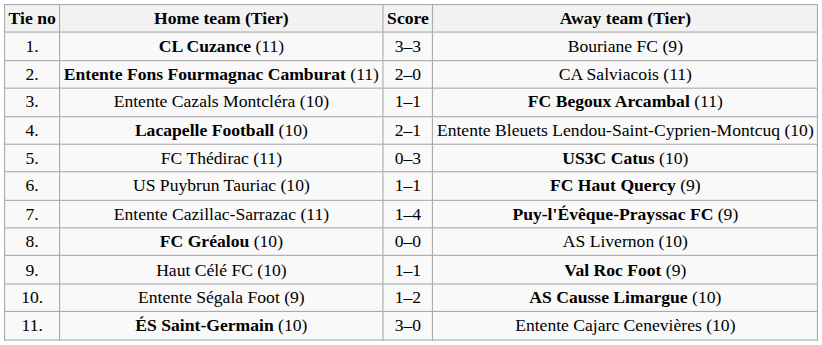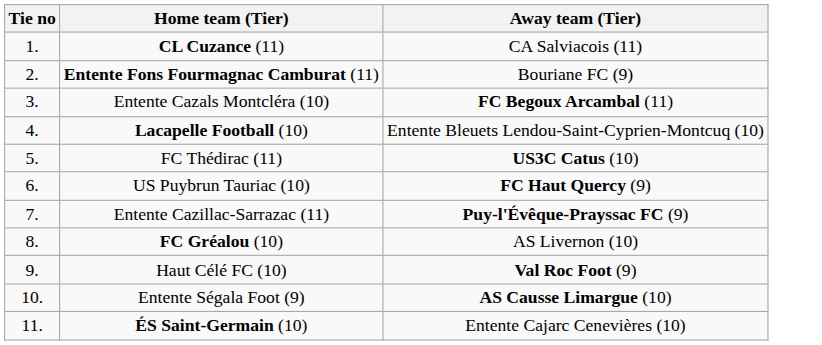- column: (408, 18)
(625, 46) Bouriane FC (9) -> (576, 46) CA Salviacois (11)
(625, 74) CA Salviacois (11) -> (576, 74) Bouriane FC (9)
